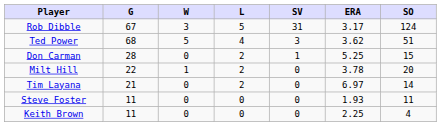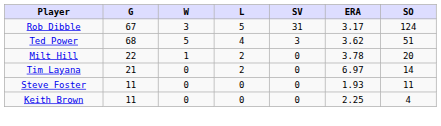- row: (54, 56)
